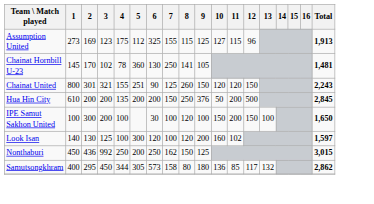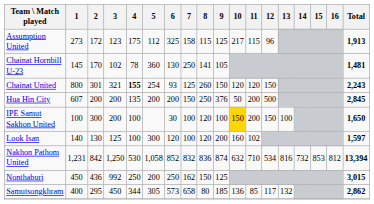(90, 41) 169 -> (96, 41) 172
(171, 41) 155 -> (189, 41) 158
(219, 41) 127 -> (238, 41) 217
(122, 85) normal -> (134, 85) bold
(138, 85) 251 -> (154, 85) 254
(154, 85) 90 -> (173, 85) 93
(74, 99) 610 -> (77, 99) 607
(219, 119) no background -> (238, 119) gold background
+ row: (33, 158)
(171, 167) 158 -> (189, 191) 658
(203, 167) 180 -> (221, 191) 185
